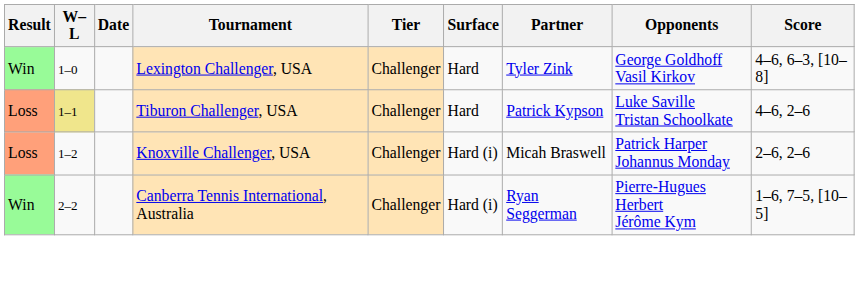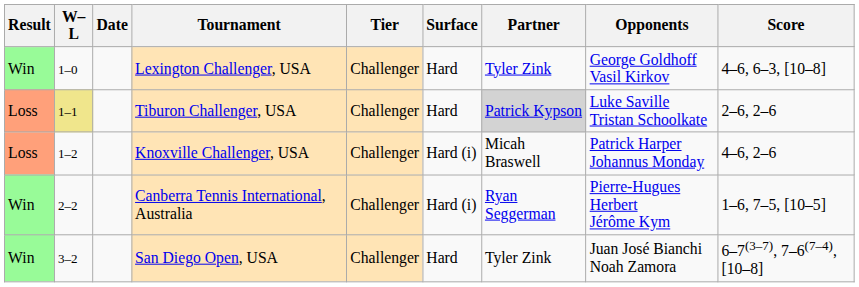(555, 110) no background -> (533, 110) lightgrey background
(783, 110) 4–6, 2–6 -> (749, 110) 2–6, 2–6
(783, 153) 2–6, 2–6 -> (749, 153) 4–6, 2–6
+ row: (207, 258)
